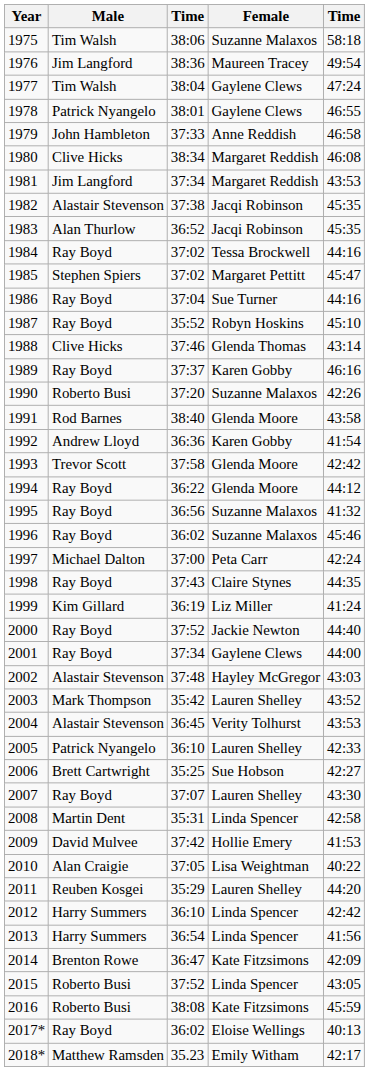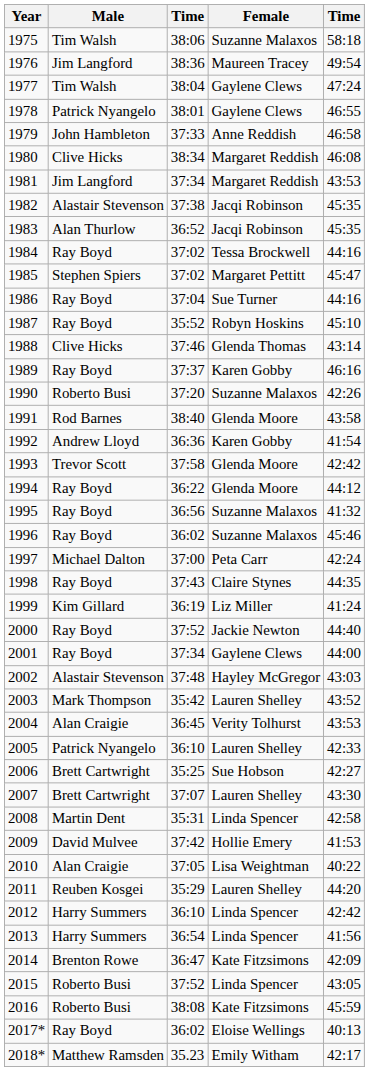(108, 724) Alastair Stevenson -> (90, 724) Alan Craigie
(82, 795) Ray Boyd -> (101, 795) Brett Cartwright
